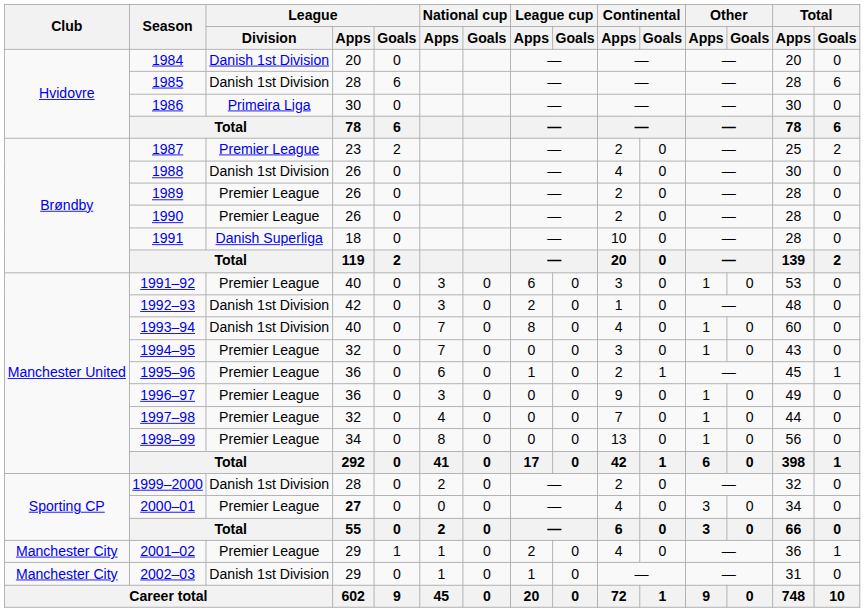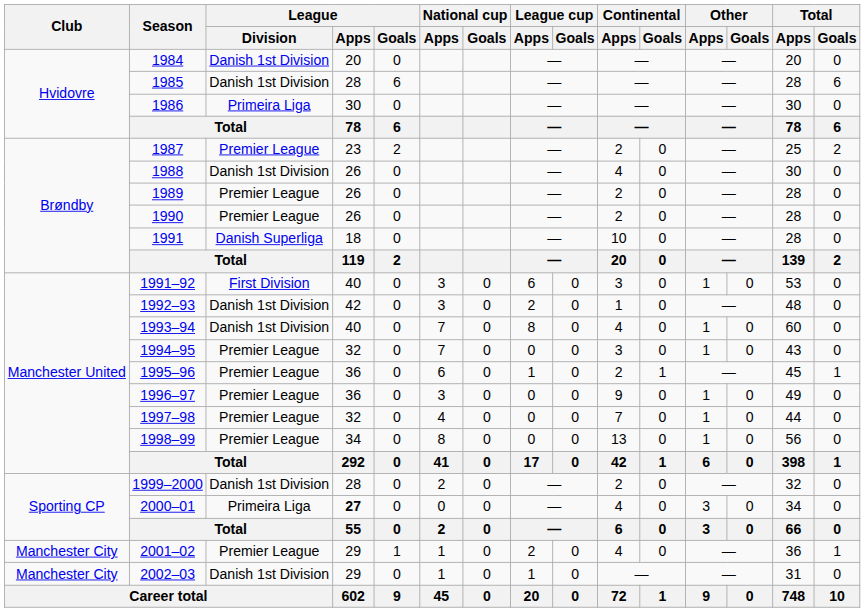(269, 283) Premier League -> (269, 283) First Division
(269, 506) Premier League -> (269, 506) Primeira Liga
